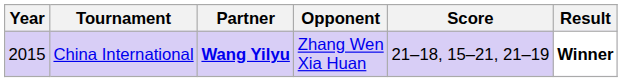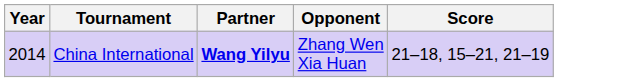- column: (585, 18)
(27, 54) 2015 -> (27, 54) 2014
